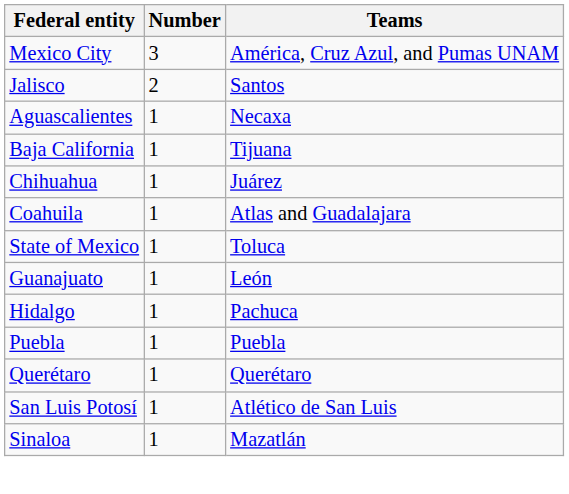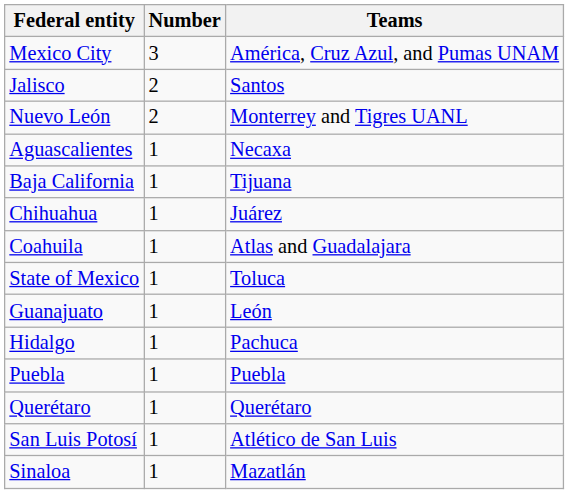+ row: (60, 117)
